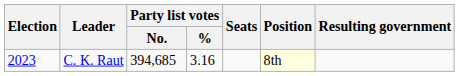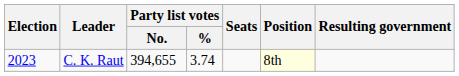(153, 60) 394,685 -> (153, 60) 394,655
(202, 60) 3.16 -> (202, 60) 3.74
